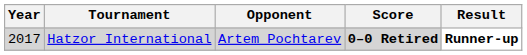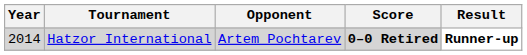(24, 39) 2017 -> (24, 39) 2014
